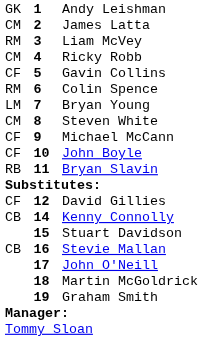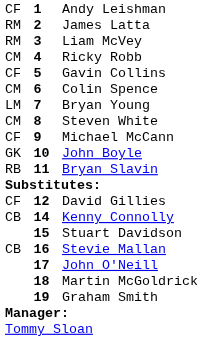(13, 10) GK -> (13, 10) CF
(13, 26) CM -> (13, 26) RM
(13, 90) RM -> (13, 90) CM
(13, 154) CF -> (13, 154) GK
